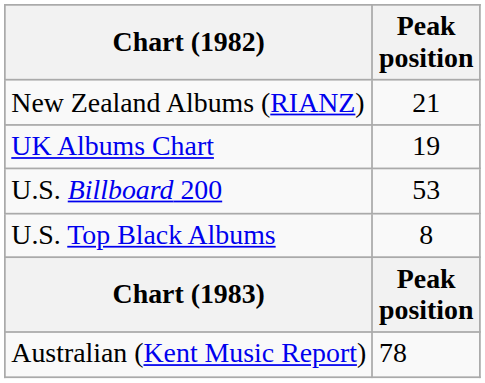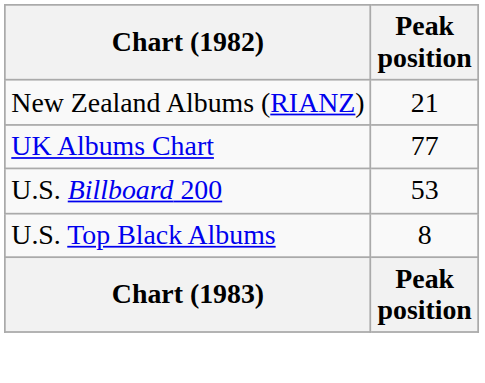(426, 146) 19 -> (425, 146) 77
- row: (189, 354)
